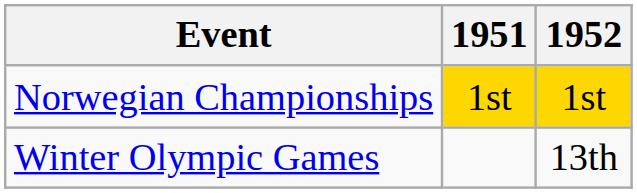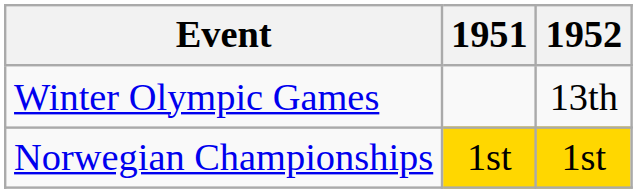rows swapped: (197, 156) <-> (224, 95)
